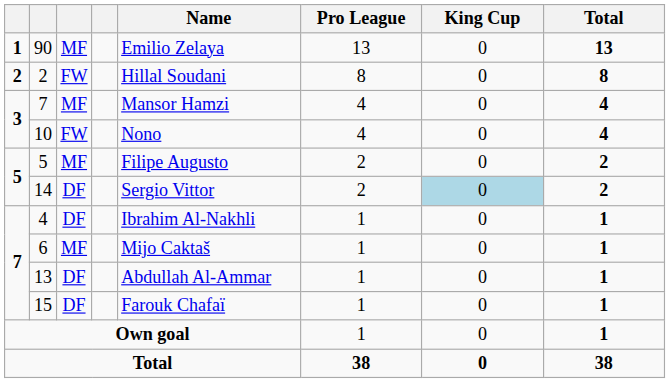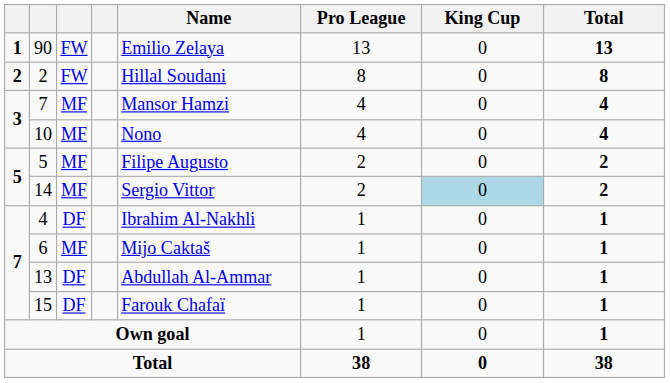(74, 47) MF -> (74, 47) FW
(74, 133) FW -> (74, 133) MF
(74, 190) DF -> (74, 190) MF
